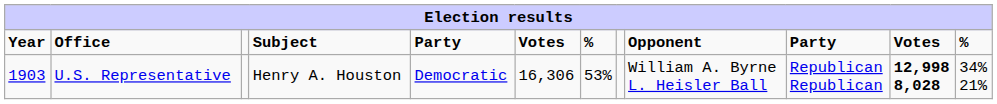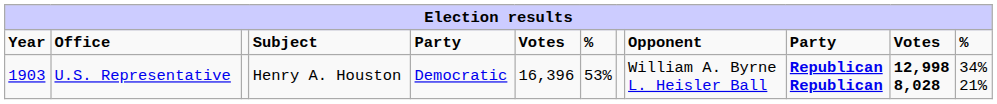(546, 77) 16,306 -> (546, 77) 16,396
(836, 77) normal -> (836, 77) bold
